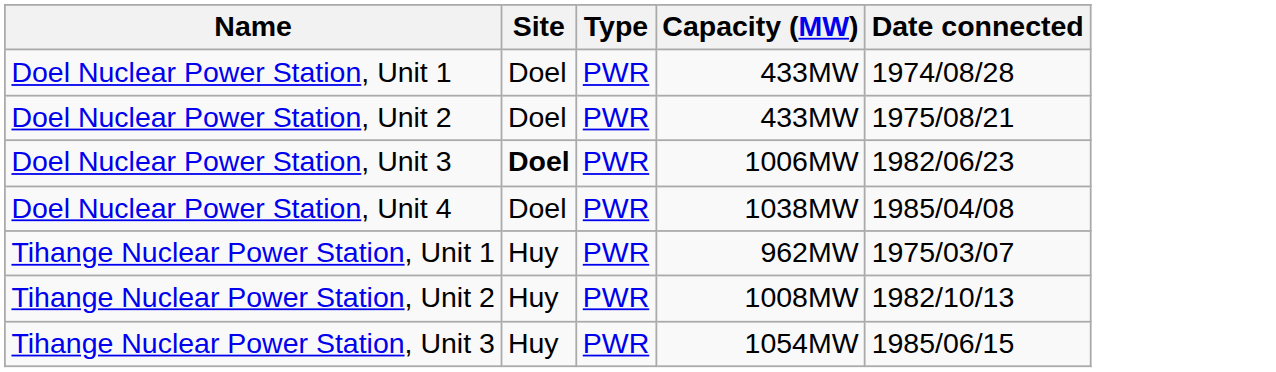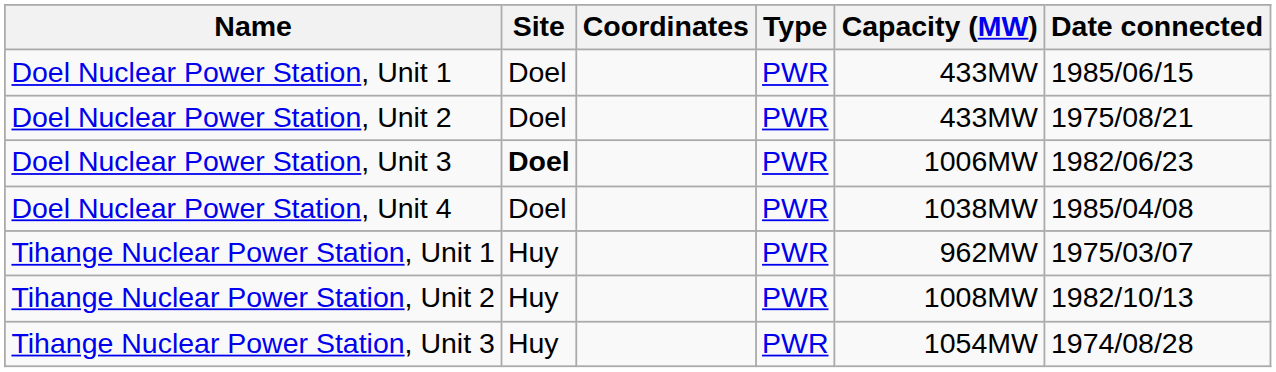+ column: (666, 27)
(943, 72) 1974/08/28 -> (1122, 72) 1985/06/15
(943, 343) 1985/06/15 -> (1122, 343) 1974/08/28
